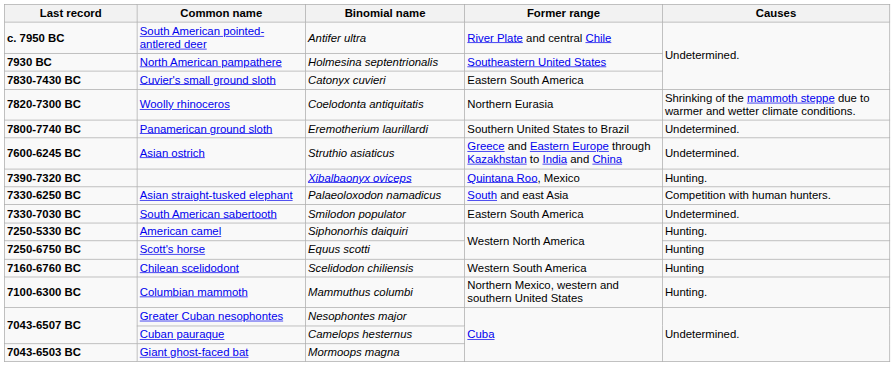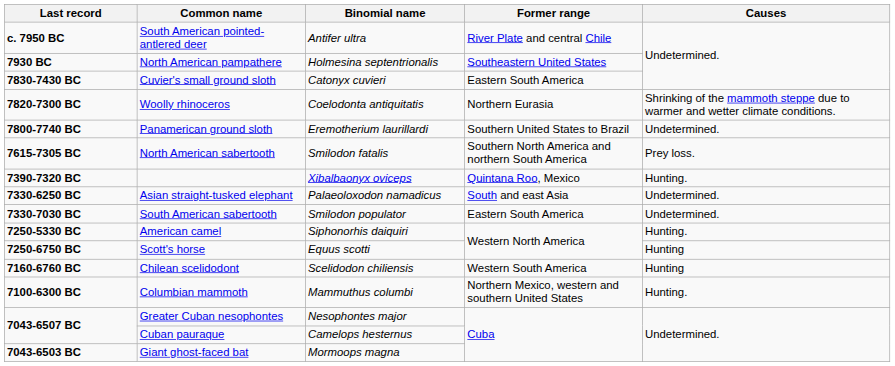+ row: (207, 153)
- row: (172, 153)
(748, 195) Competition with human hunters. -> (682, 195) Undetermined.
